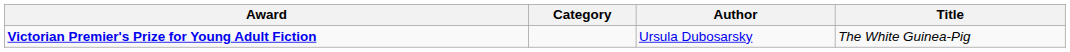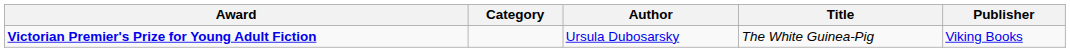+ column: (1004, 15)
